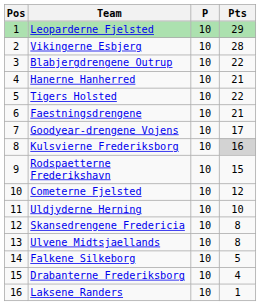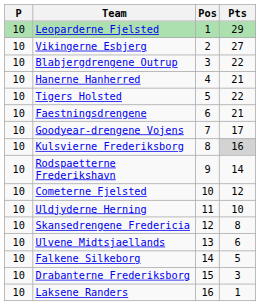columns swapped: (16, 13) <-> (205, 13)
(238, 46) 28 -> (238, 46) 27
(238, 169) 15 -> (238, 169) 14
(238, 242) 8 -> (238, 242) 6
(238, 276) 4 -> (238, 276) 3
